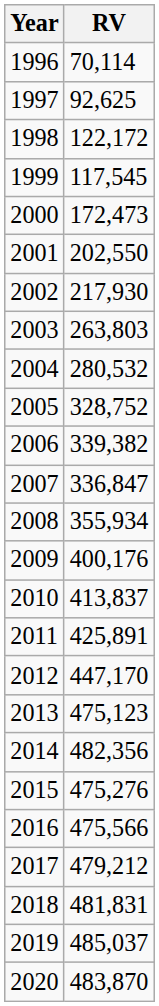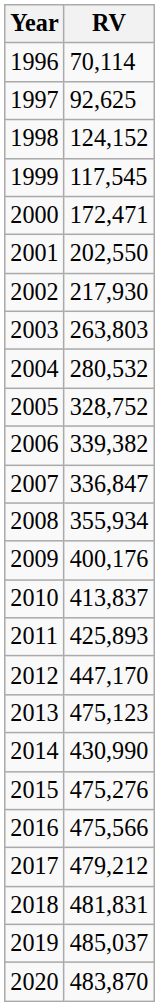(109, 138) 122,172 -> (109, 138) 124,152
(109, 215) 172,473 -> (109, 215) 172,471
(109, 636) 425,891 -> (109, 636) 425,893
(109, 751) 482,356 -> (109, 751) 430,990
